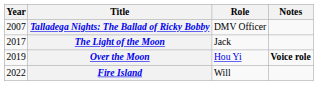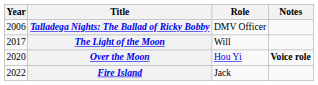(16, 27) 2007 -> (16, 27) 2006
(222, 42) Jack -> (222, 42) Will
(16, 57) 2019 -> (16, 57) 2020
(222, 73) Will -> (222, 73) Jack
